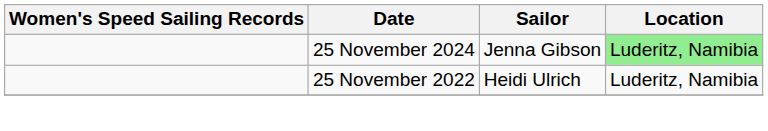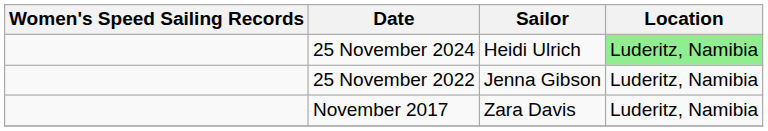(542, 49) Jenna Gibson -> (532, 49) Heidi Ulrich
(532, 79) Heidi Ulrich -> (542, 79) Jenna Gibson
+ row: (381, 110)
